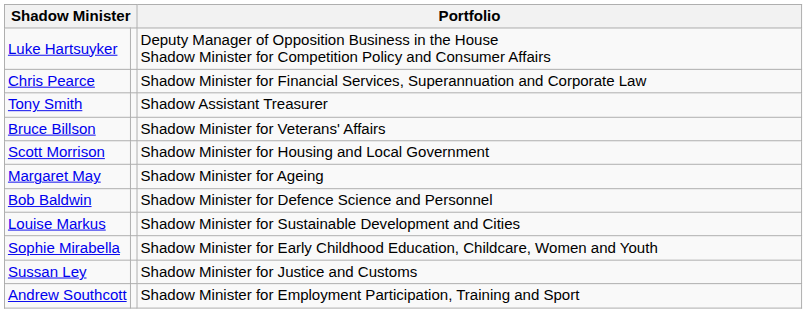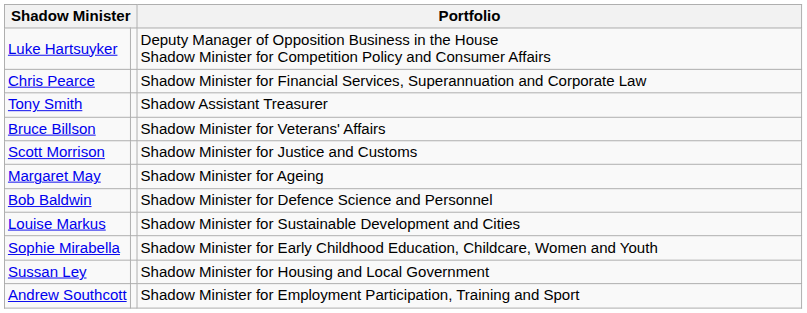(315, 152) Shadow Minister for Housing and Local Government -> (279, 152) Shadow Minister for Justice and Customs
(279, 271) Shadow Minister for Justice and Customs -> (315, 271) Shadow Minister for Housing and Local Government
